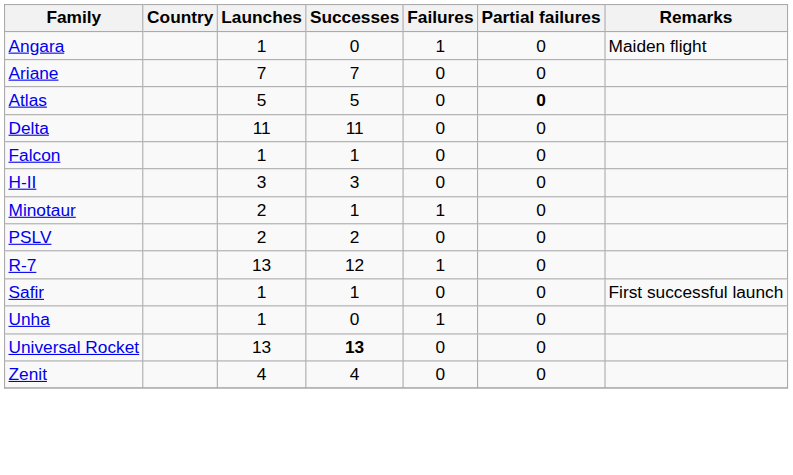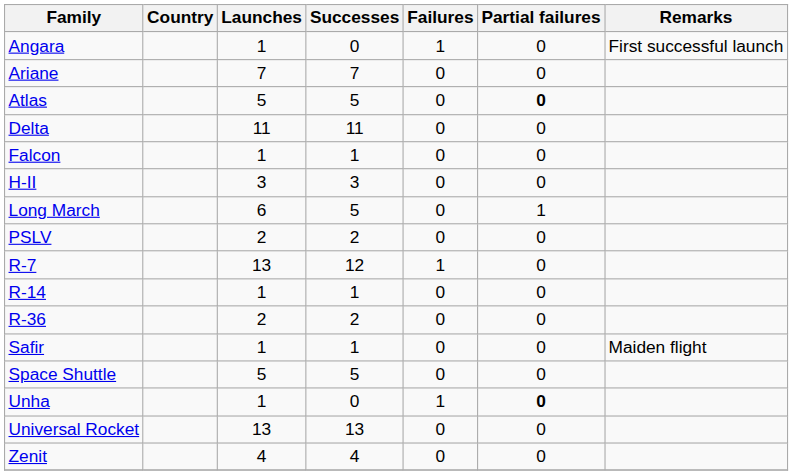(658, 45) Maiden flight -> (696, 45) First successful launch
+ row: (54, 210)
- row: (42, 210)
+ row: (27, 292)
+ row: (27, 319)
(696, 292) First successful launch -> (658, 347) Maiden flight
+ row: (62, 374)
(541, 319) normal -> (541, 401) bold
(355, 347) bold -> (355, 429) normal
